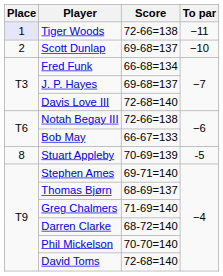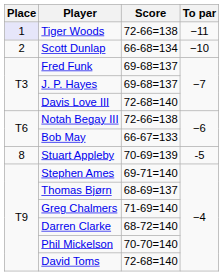(151, 48) 69-68=137 -> (151, 48) 66-68=134
(151, 66) 66-68=134 -> (151, 66) 69-68=137
